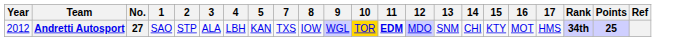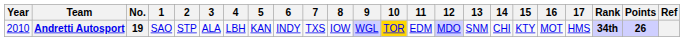+ column: (288, 12)
(18, 28) 2012 -> (18, 28) 2010
(138, 28) 27 -> (138, 28) 19
(392, 28) bold -> (421, 28) normal
(611, 28) 25 -> (640, 28) 26
